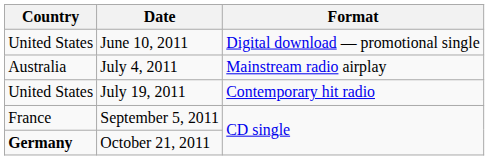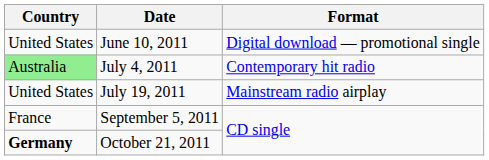(37, 67) no background -> (37, 67) lightgreen background
(306, 67) Mainstream radio airplay -> (301, 67) Contemporary hit radio
(301, 92) Contemporary hit radio -> (306, 92) Mainstream radio airplay
